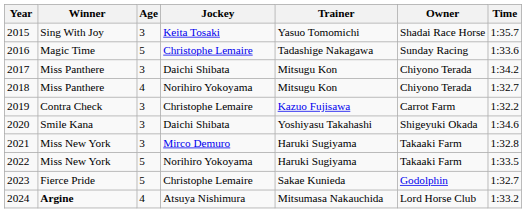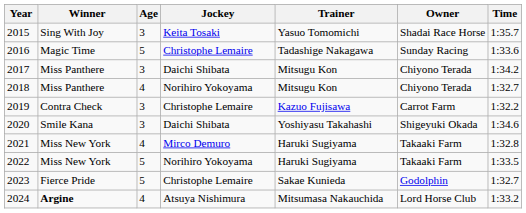(142, 143) 3 -> (142, 143) 4
